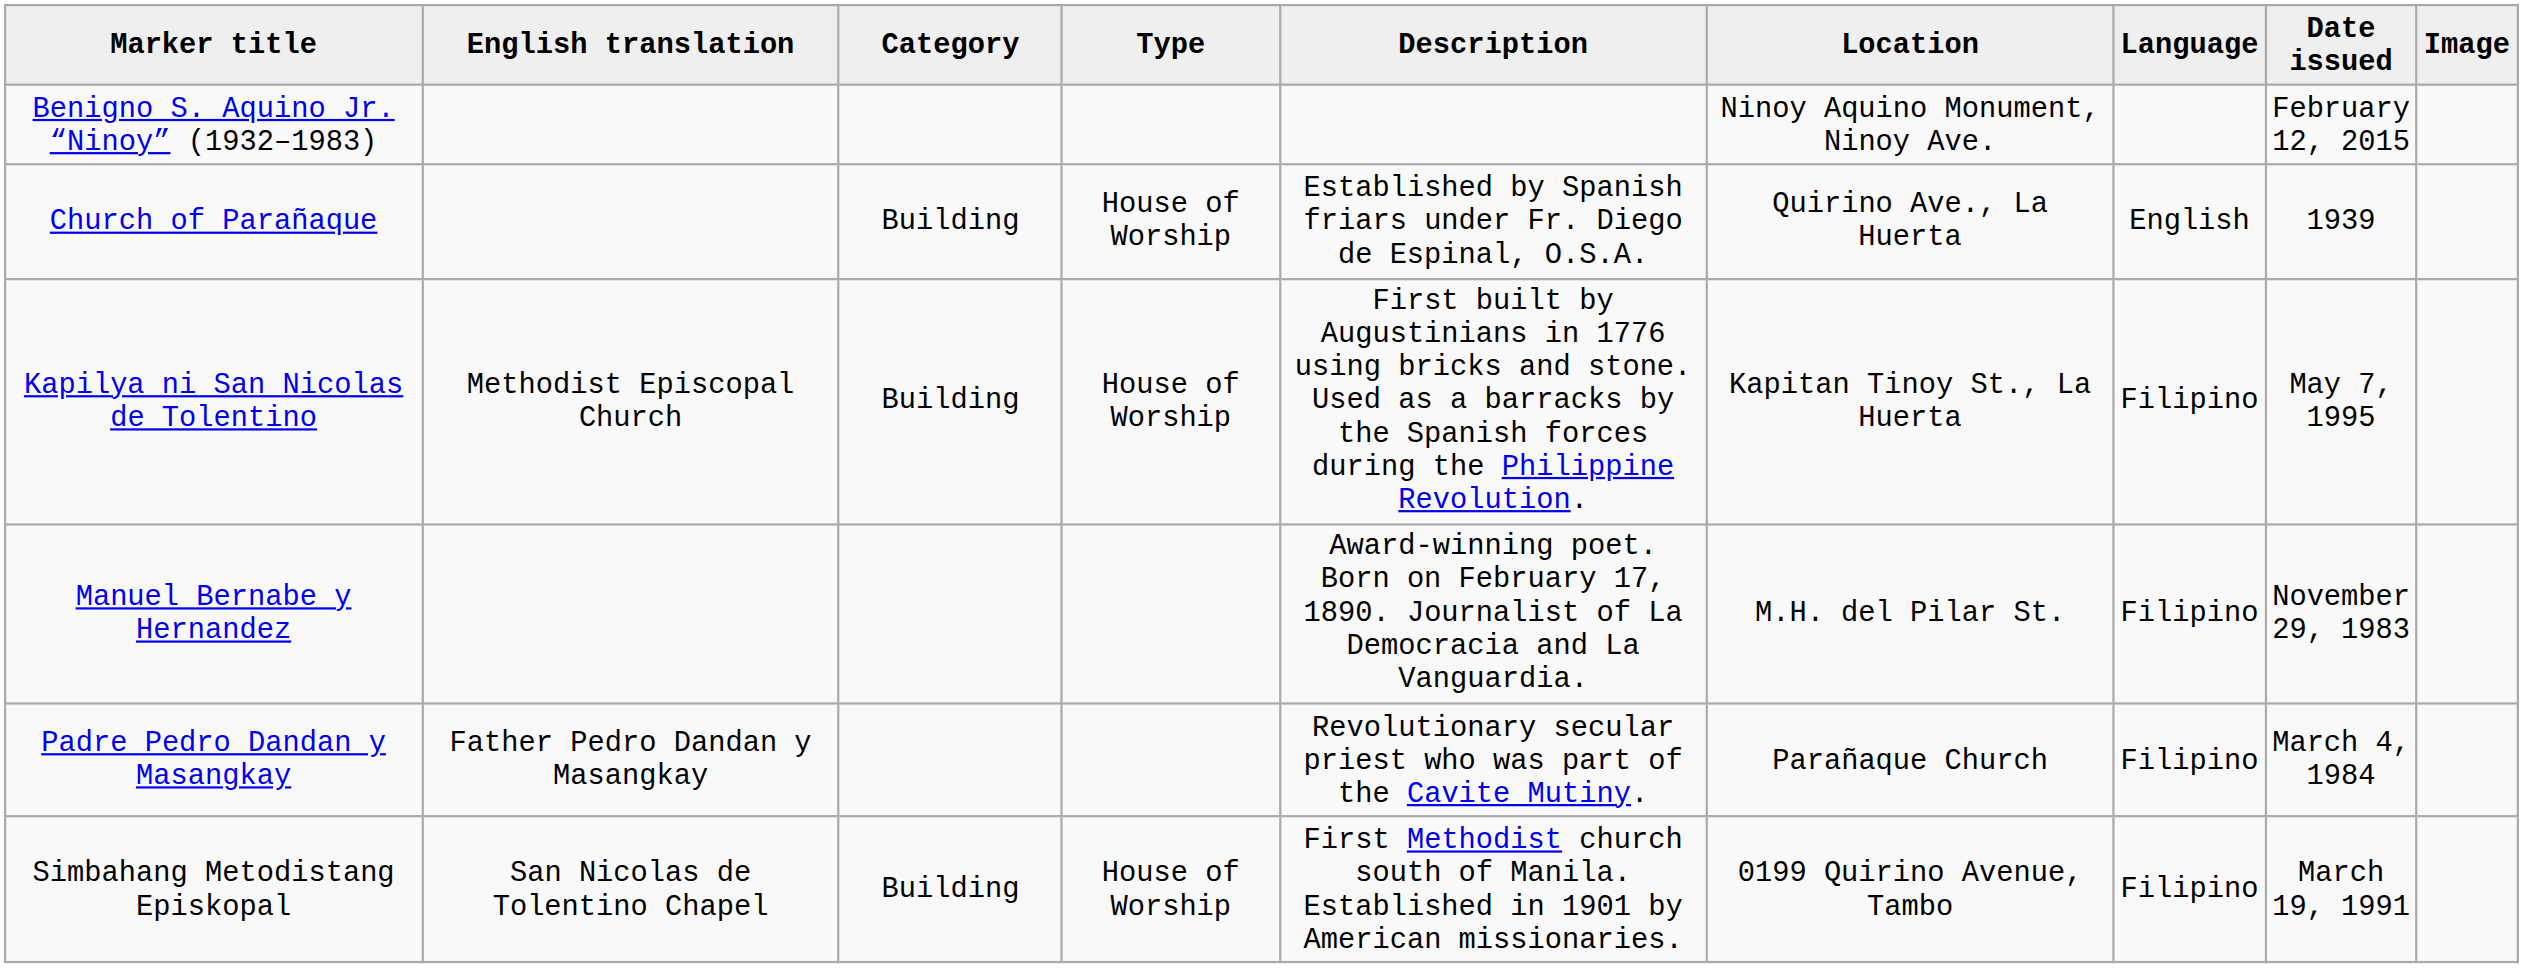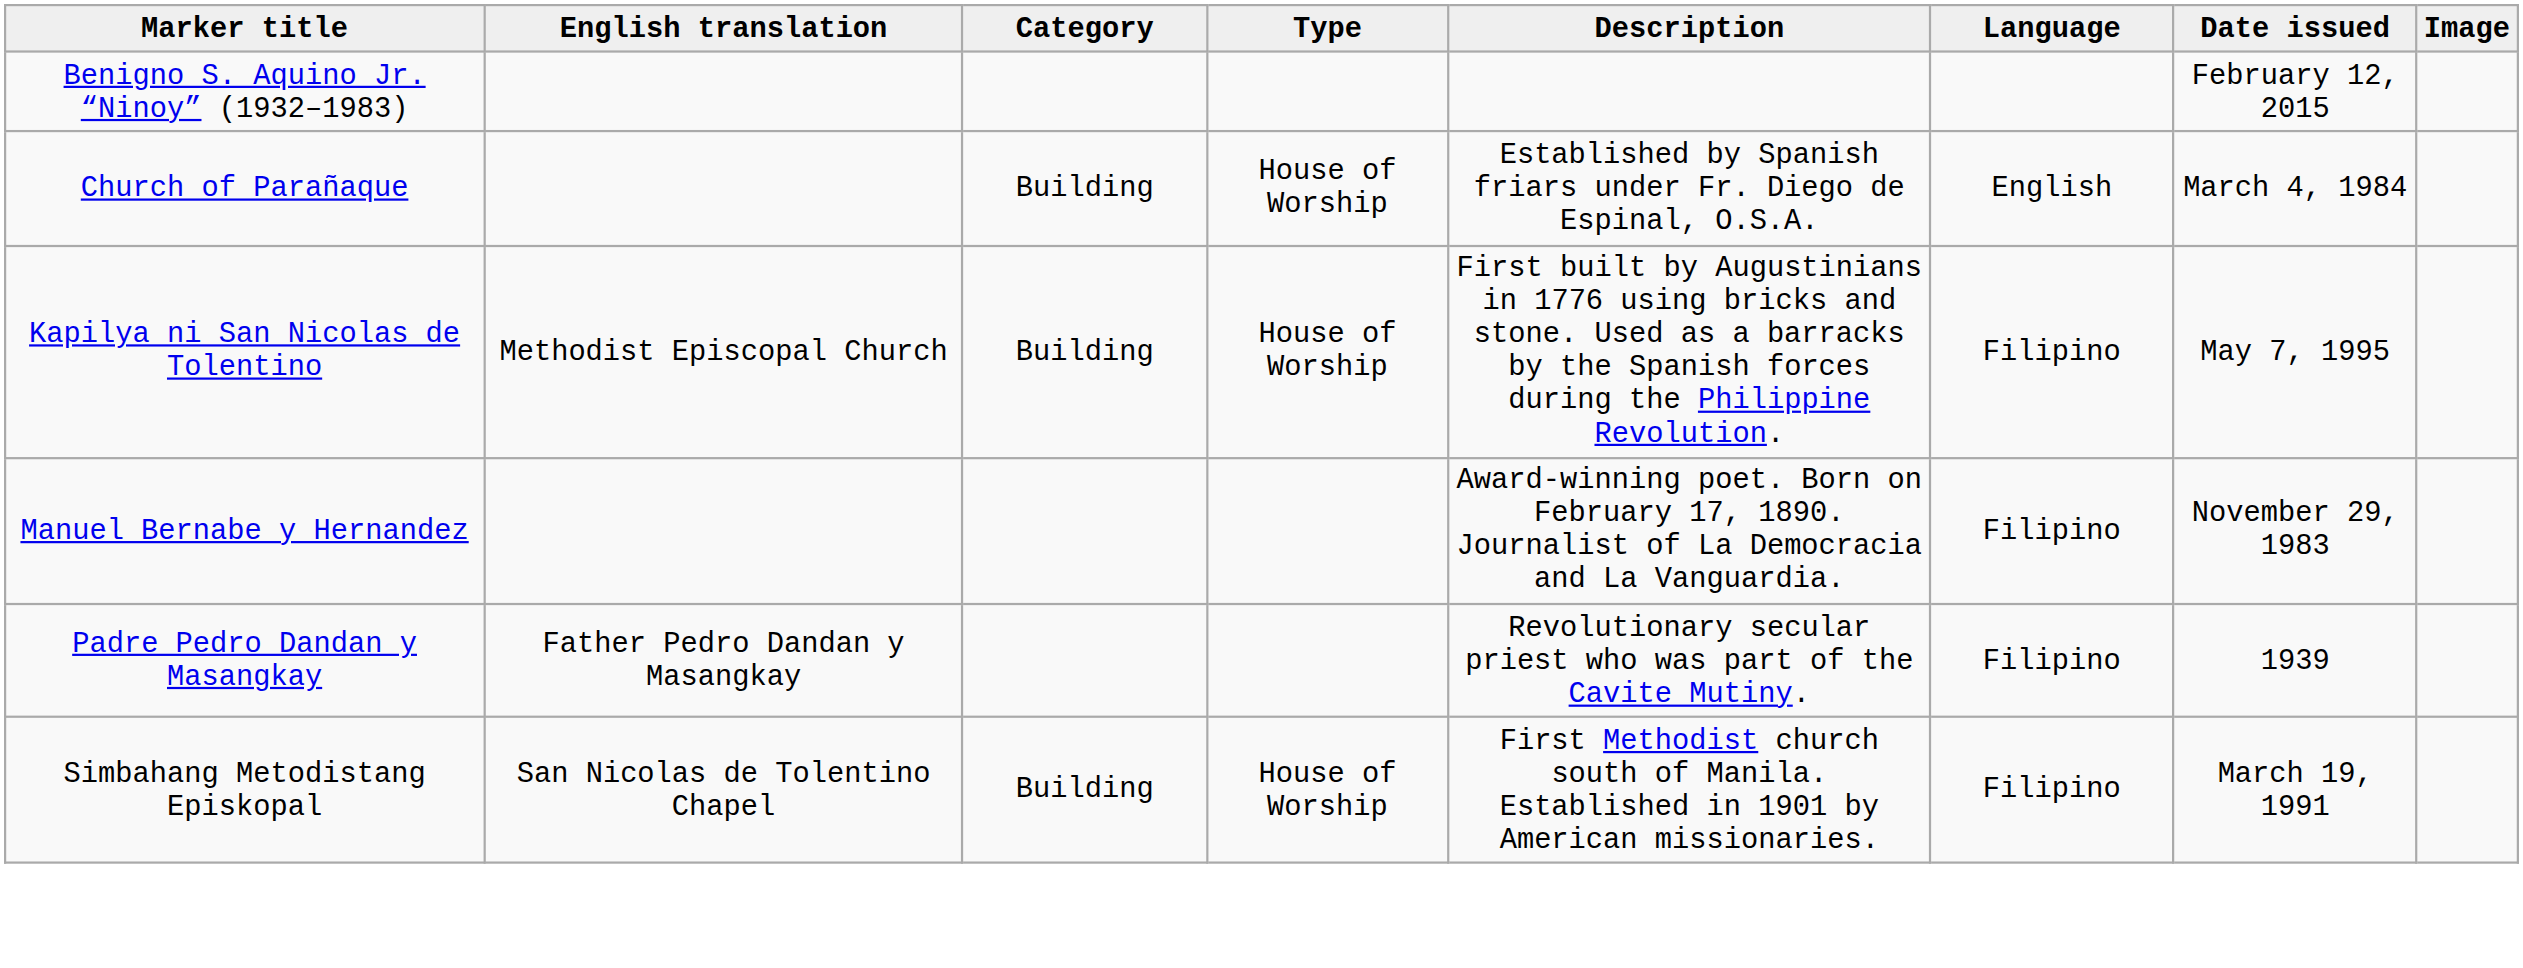- column: (1910, 45)
(2341, 222) 1939 -> (2295, 188) March 4, 1984
(2341, 760) March 4, 1984 -> (2295, 660) 1939
